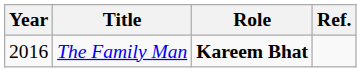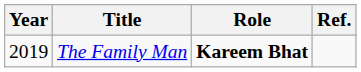(29, 50) 2016 -> (29, 50) 2019
